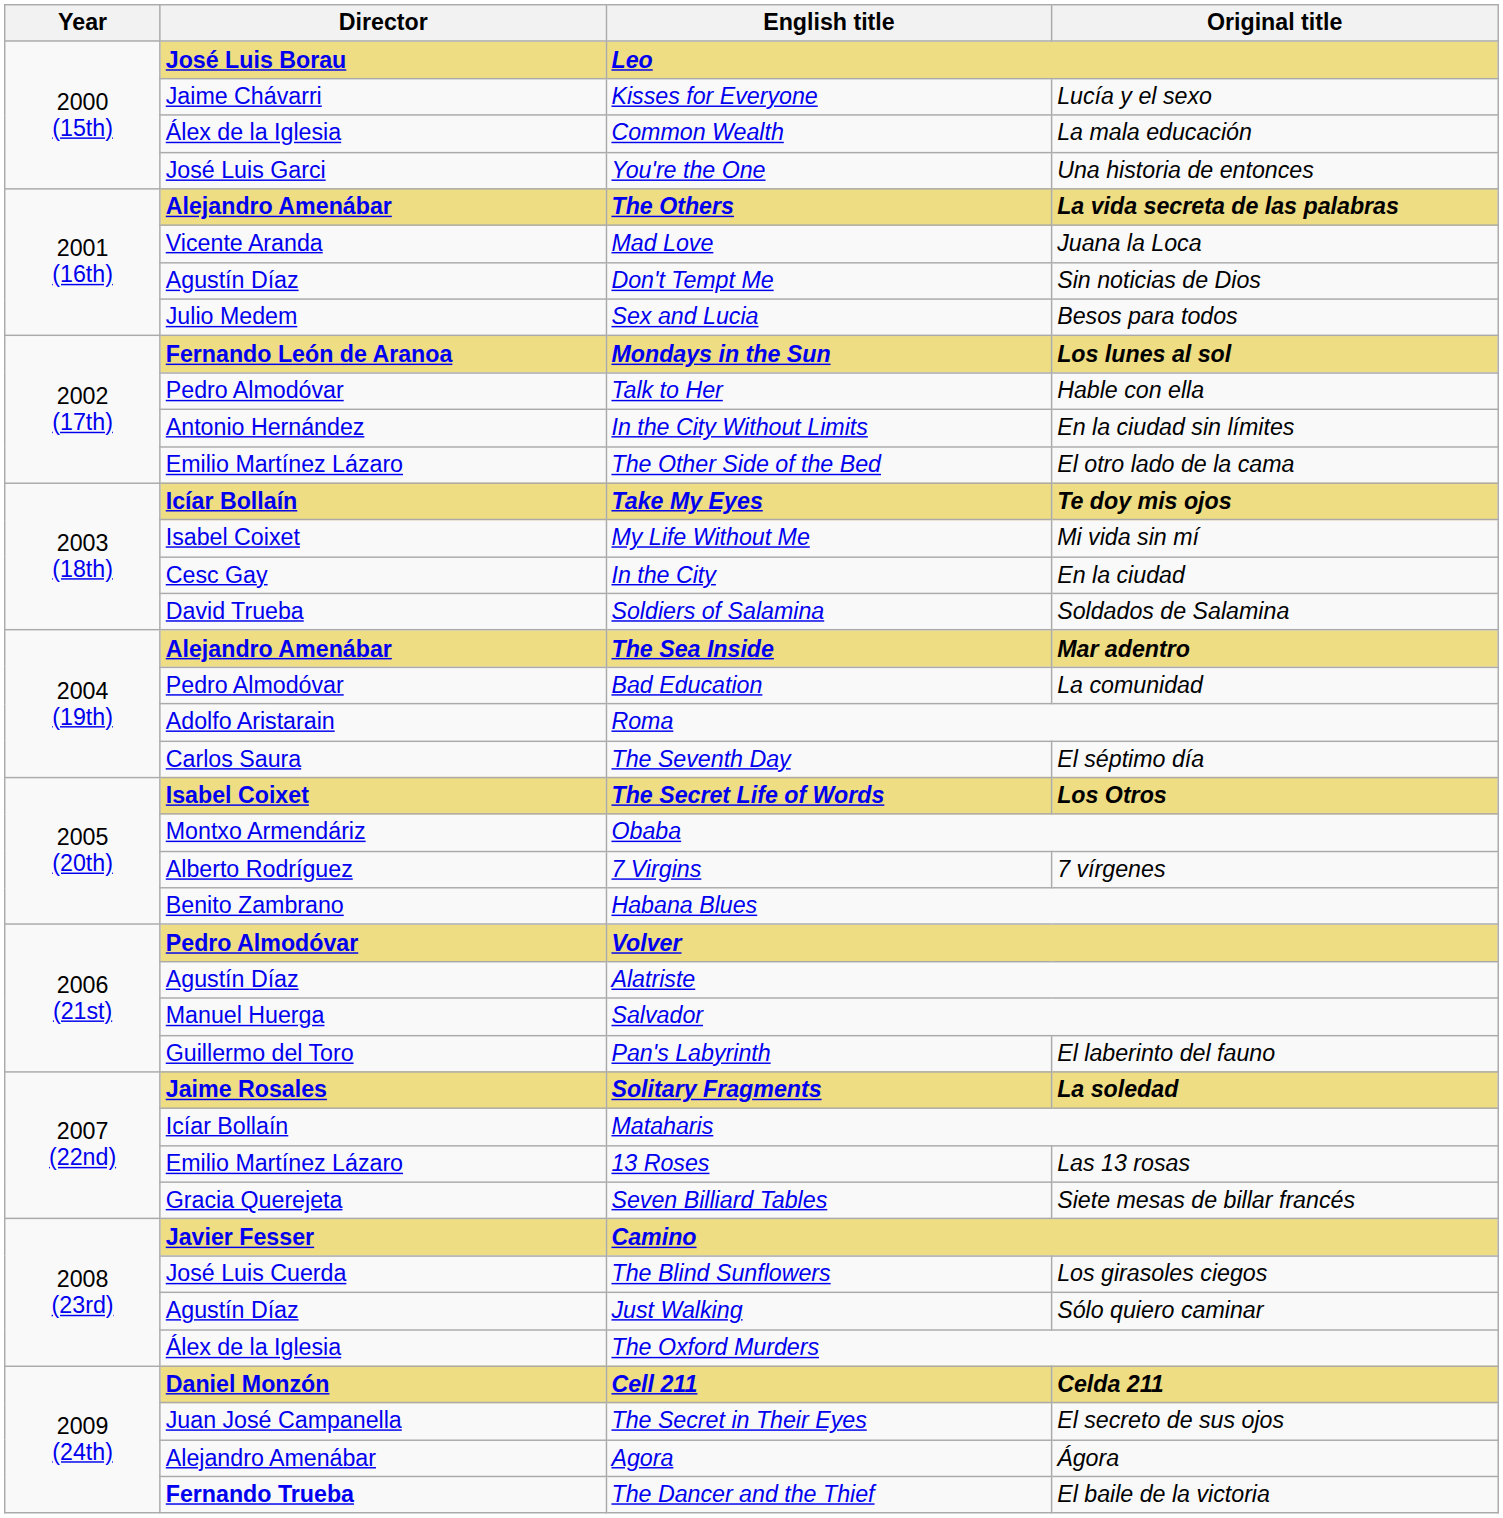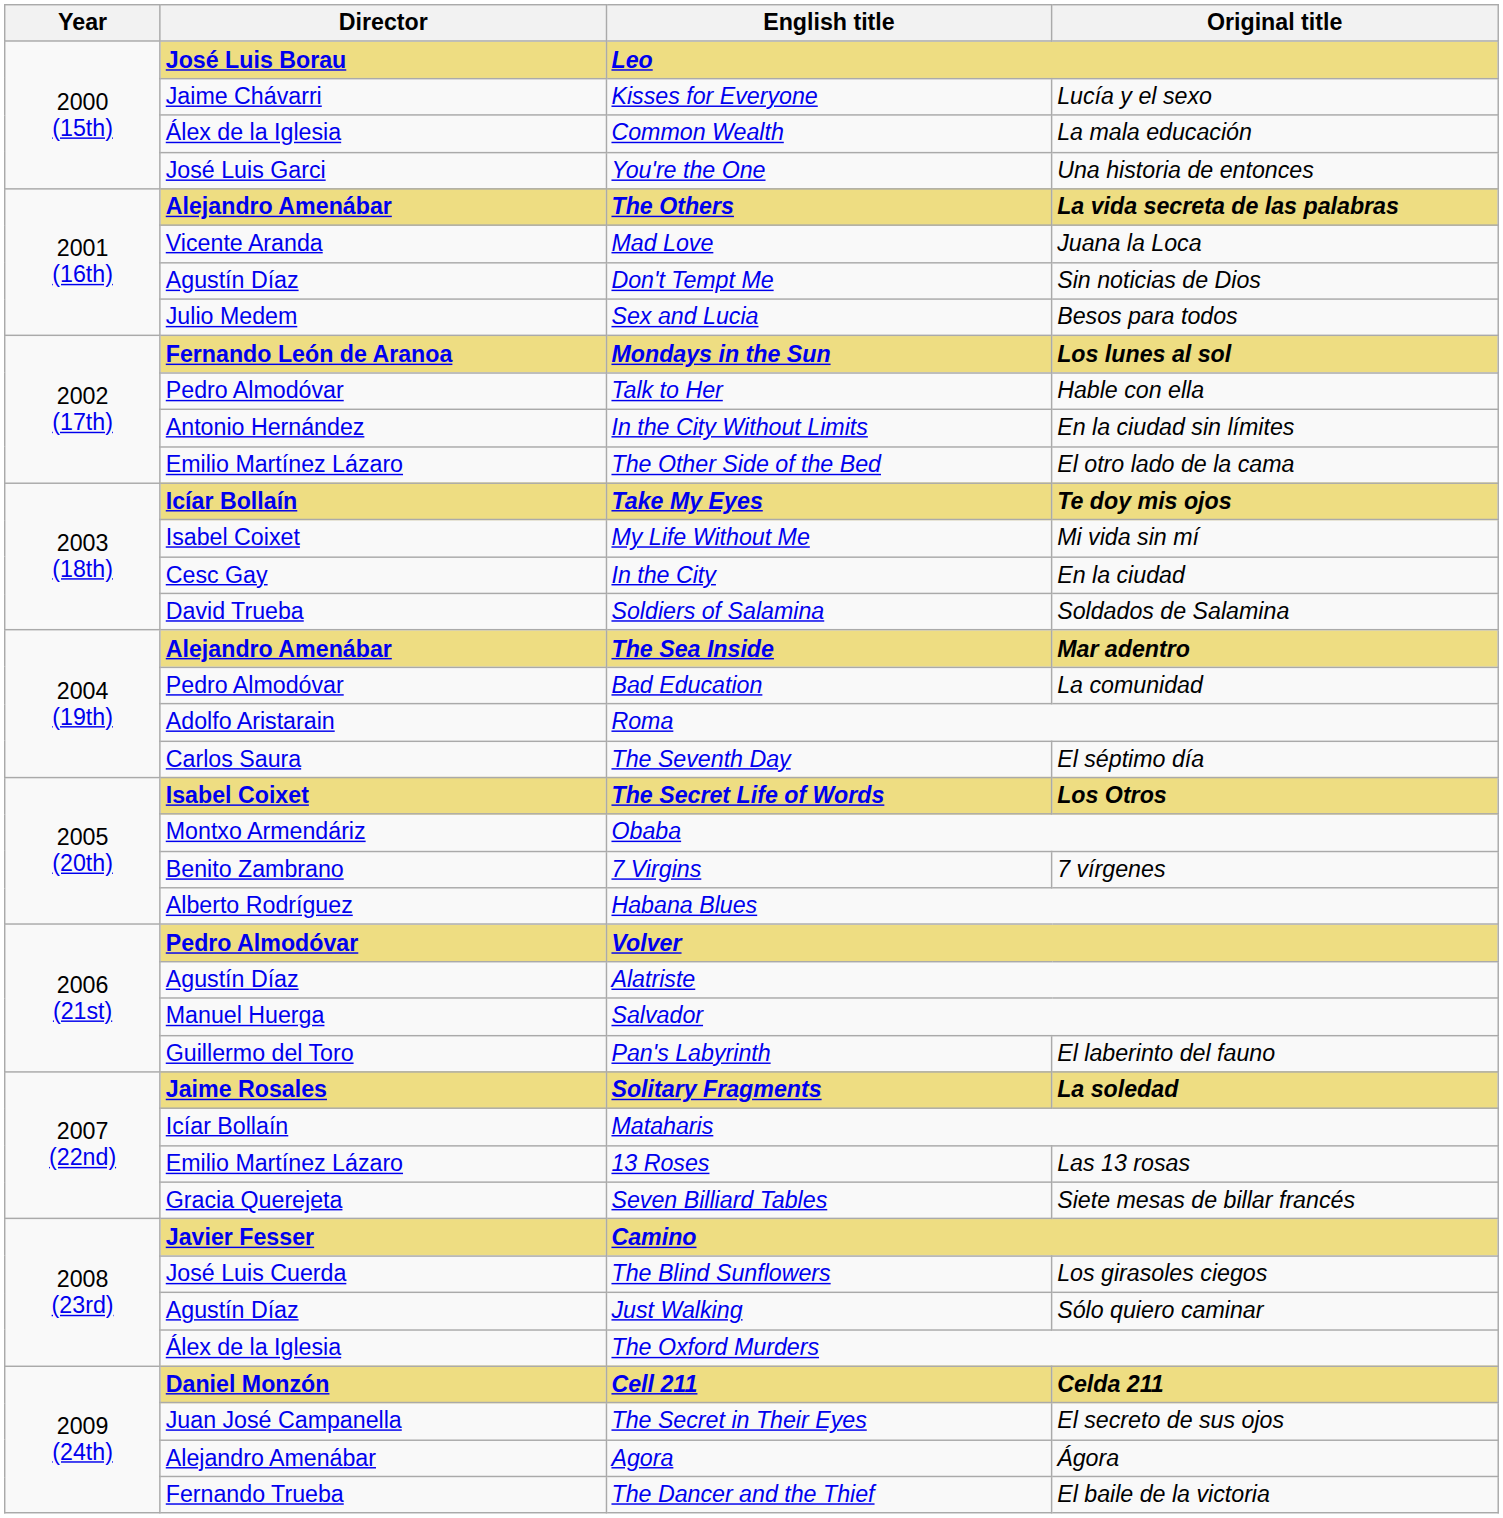(259, 869) Alberto Rodríguez -> (255, 869) Benito Zambrano
(255, 905) Benito Zambrano -> (259, 905) Alberto Rodríguez
(260, 1494) bold -> (255, 1494) normal
